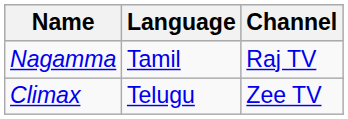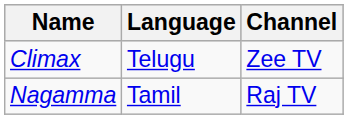rows swapped: (63, 59) <-> (45, 95)
